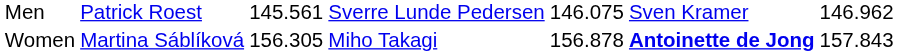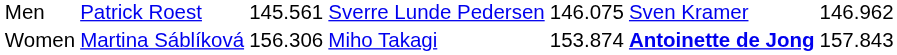(286, 40) 156.305 -> (286, 40) 156.306
(587, 40) 156.878 -> (587, 40) 153.874
